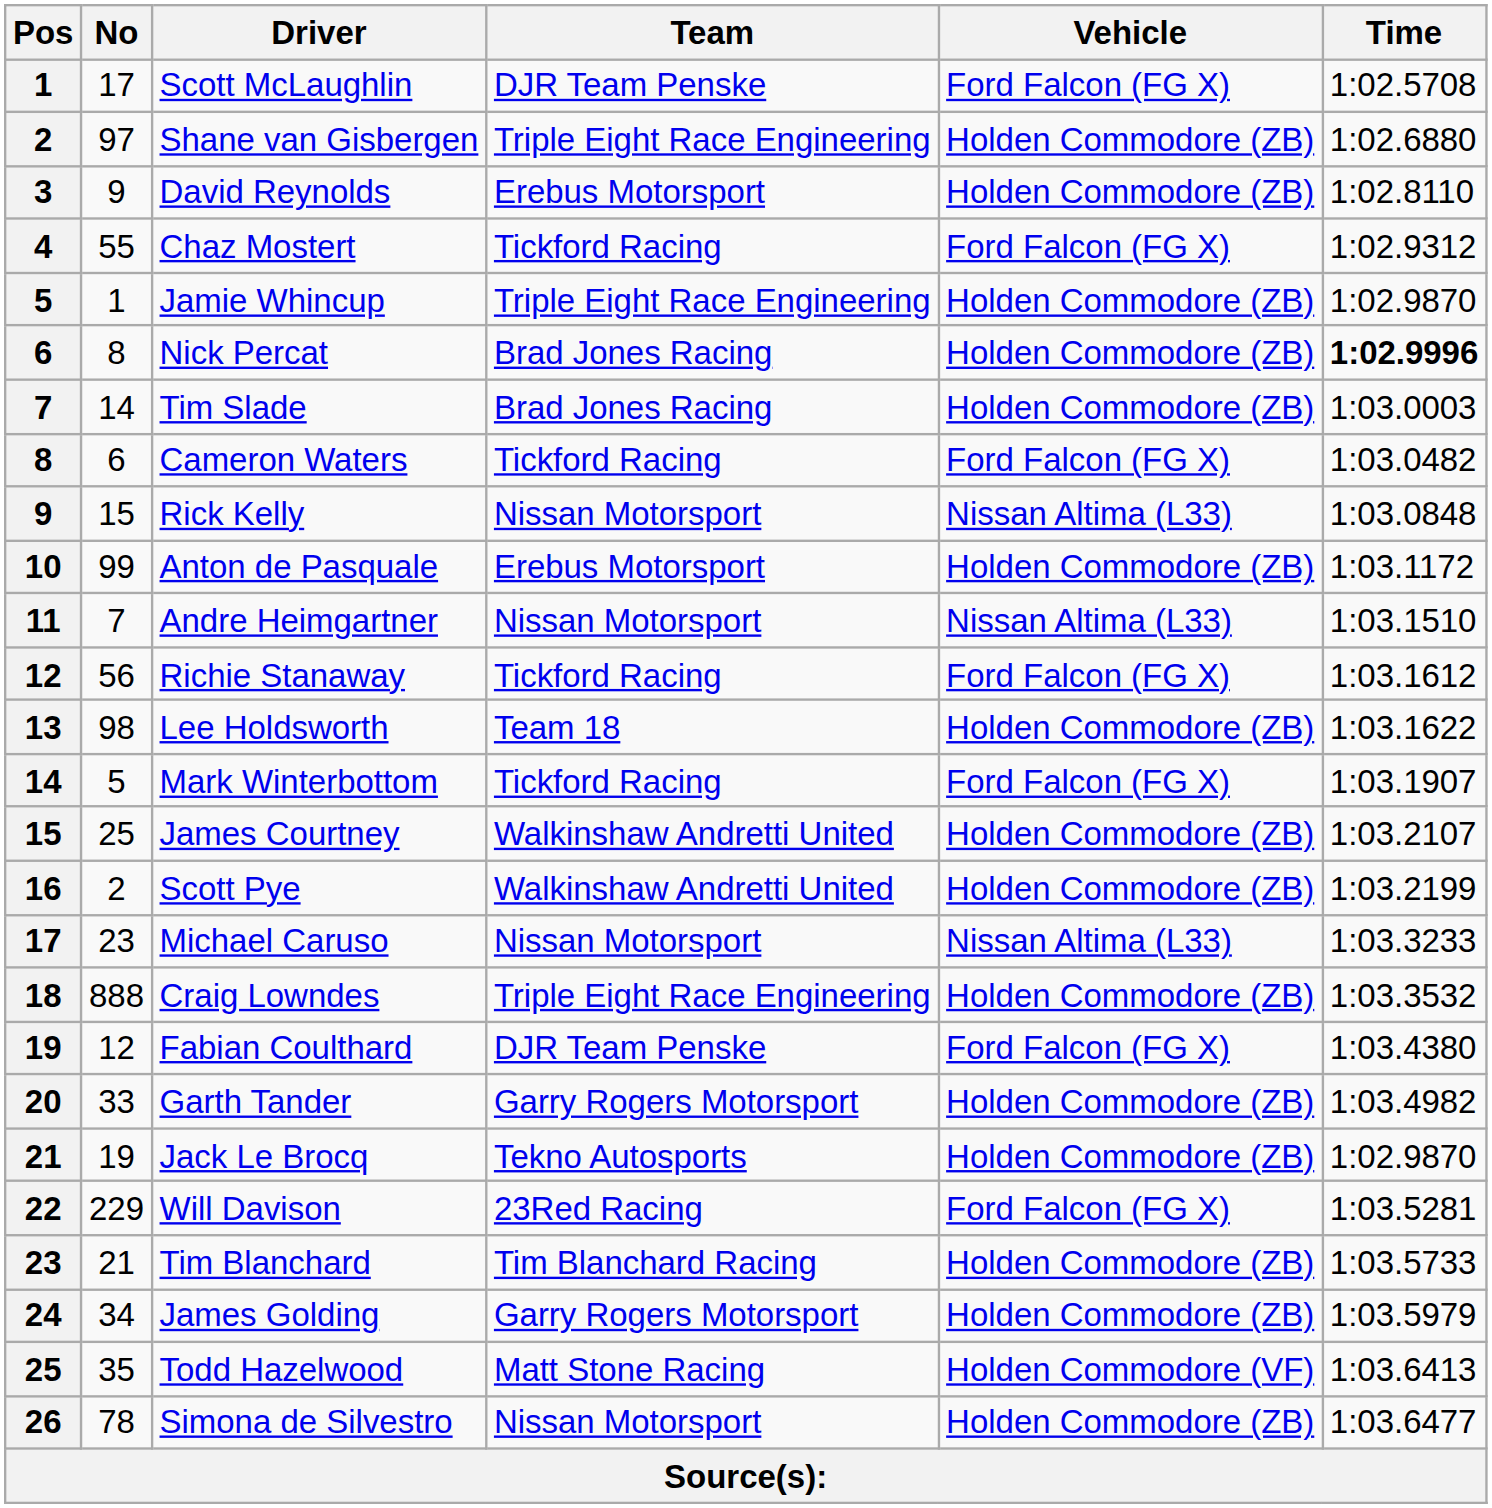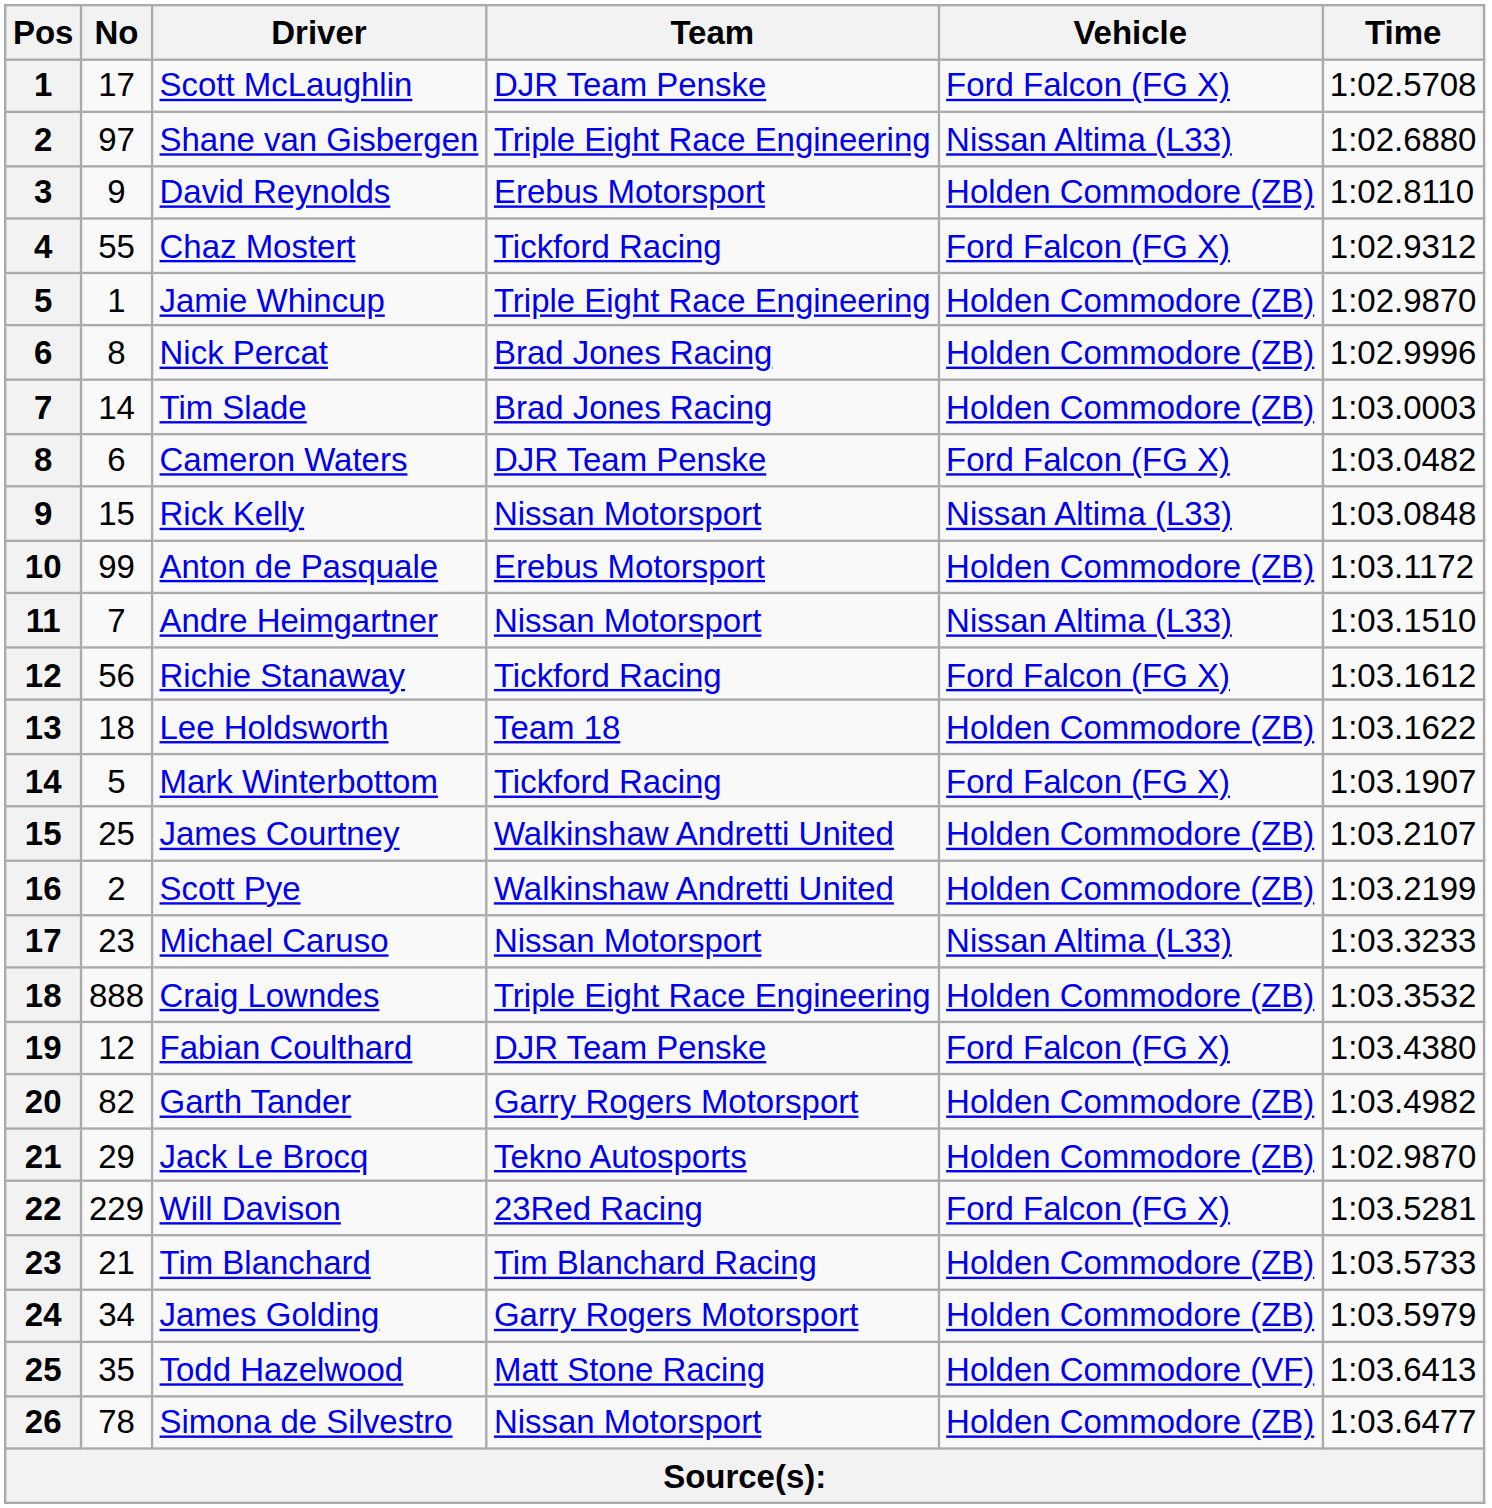(1130, 139) Holden Commodore (ZB) -> (1089, 139) Nissan Altima (L33)
(1404, 353) bold -> (1403, 353) normal
(608, 460) Tickford Racing -> (630, 460) DJR Team Penske
(116, 727) 98 -> (116, 727) 18
(116, 1101) 33 -> (116, 1101) 82
(116, 1155) 19 -> (116, 1155) 29
